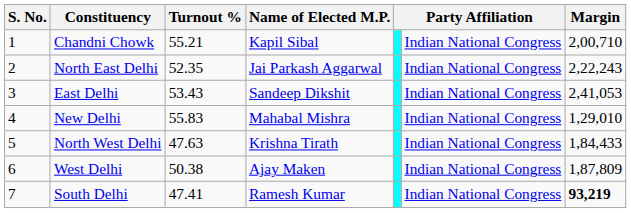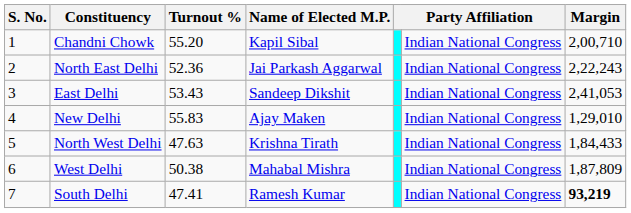(186, 42) 55.21 -> (186, 42) 55.20
(186, 67) 52.35 -> (186, 67) 52.36
(299, 118) Mahabal Mishra -> (287, 118) Ajay Maken
(287, 169) Ajay Maken -> (299, 169) Mahabal Mishra
